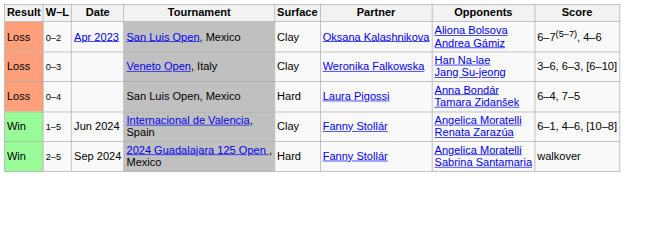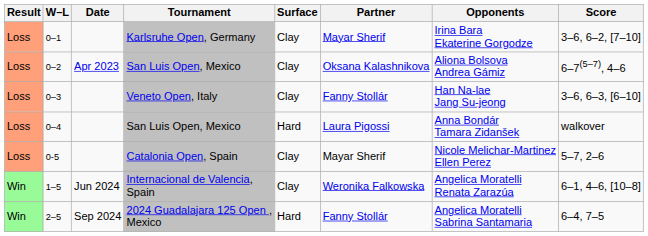+ row: (53, 37)
(373, 66) Weronika Falkowska -> (355, 96) Fanny Stollár
(559, 96) 6–4, 7–5 -> (583, 126) walkover
+ row: (52, 157)
(355, 126) Fanny Stollár -> (373, 186) Weronika Falkowska
(559, 156) walkover -> (583, 216) 6–4, 7–5
